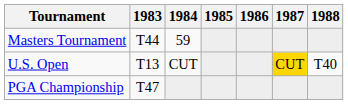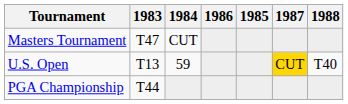columns swapped: (219, 16) <-> (254, 16)
(148, 40) T44 -> (148, 40) T47
(183, 40) 59 -> (183, 40) CUT
(183, 64) CUT -> (183, 64) 59
(148, 88) T47 -> (148, 88) T44
